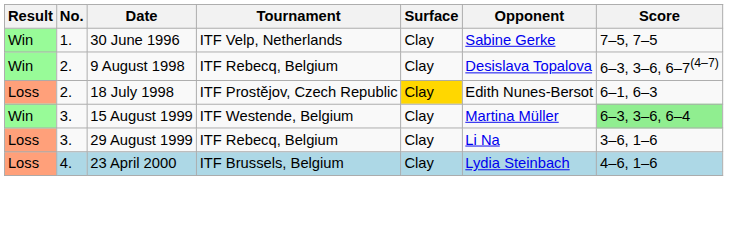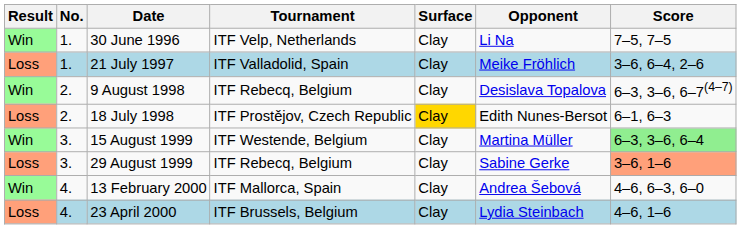(510, 39) Sabine Gerke -> (496, 39) Li Na
+ row: (132, 63)
(483, 139) Li Na -> (524, 163) Sabine Gerke
(629, 139) no background -> (643, 163) lightsalmon background
+ row: (149, 187)
